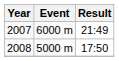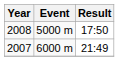rows swapped: (19, 31) <-> (19, 48)
